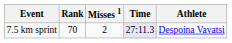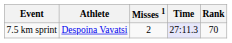columns swapped: (192, 13) <-> (73, 13)
